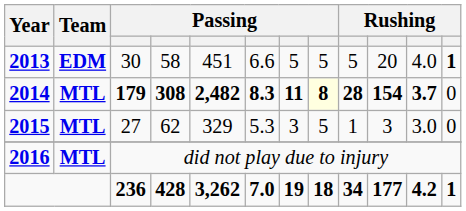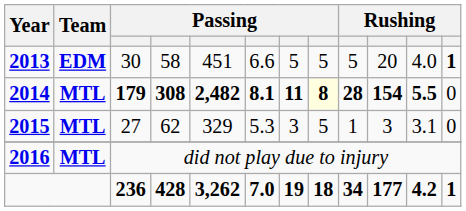(262, 93) 8.3 -> (262, 93) 8.1
(424, 93) 3.7 -> (424, 93) 5.5
(424, 125) 3.0 -> (424, 125) 3.1
